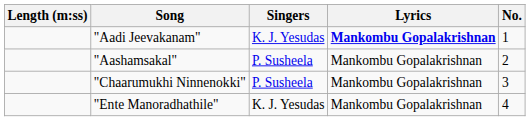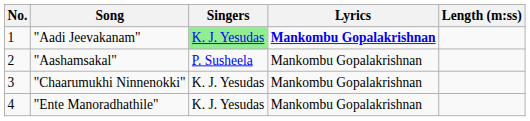columns swapped: (512, 15) <-> (48, 15)
(288, 38) no background -> (228, 38) lightgreen background
(282, 82) P. Susheela -> (228, 82) K. J. Yesudas
